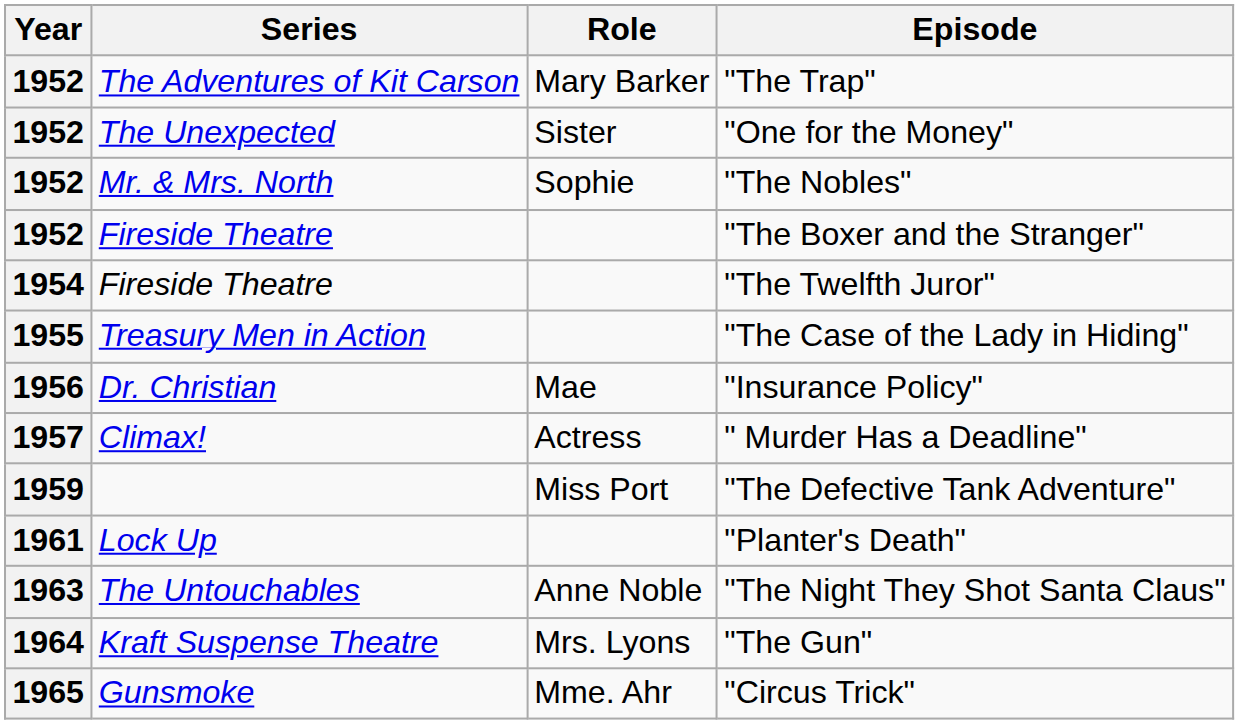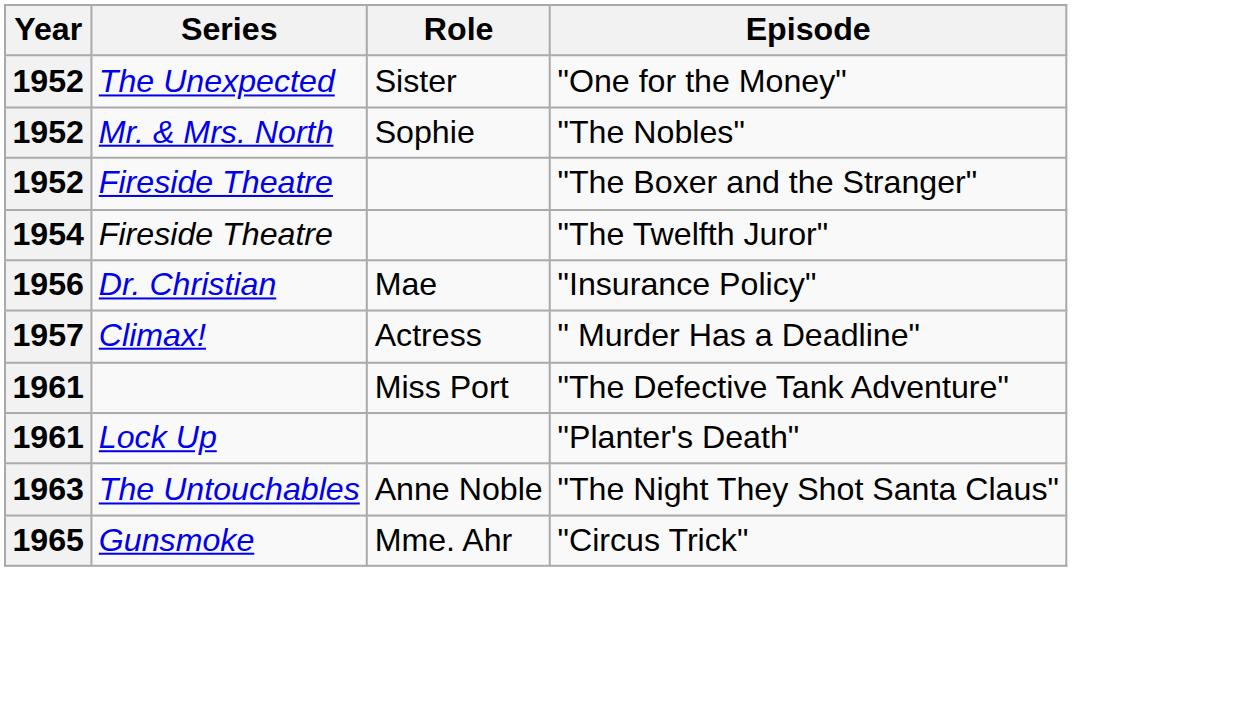- row: (800, 81)
- row: (956, 336)
(48, 489) 1959 -> (48, 387) 1961
- row: (798, 642)
